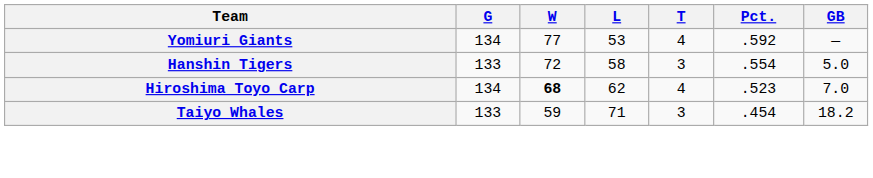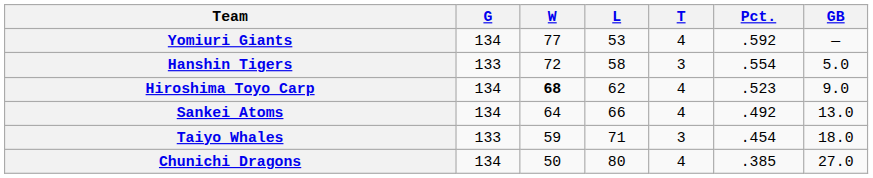(836, 89) 7.0 -> (836, 89) 9.0
+ row: (230, 113)
(836, 113) 18.2 -> (836, 137) 18.0
+ row: (230, 162)
